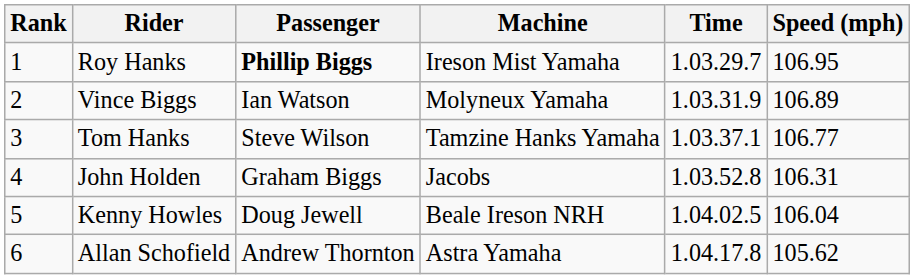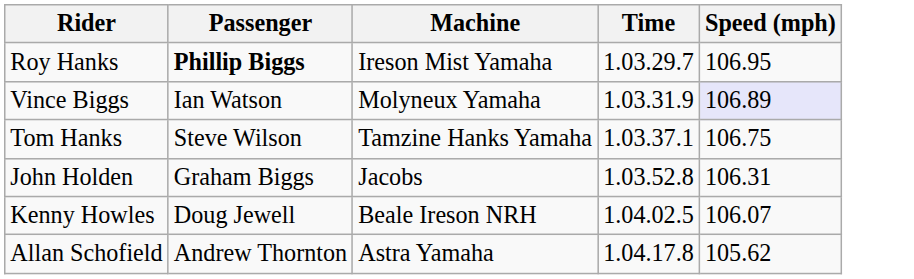- column: (39, 23)
(806, 100) no background -> (738, 100) lavender background
(806, 138) 106.77 -> (738, 138) 106.75
(806, 215) 106.04 -> (738, 215) 106.07
